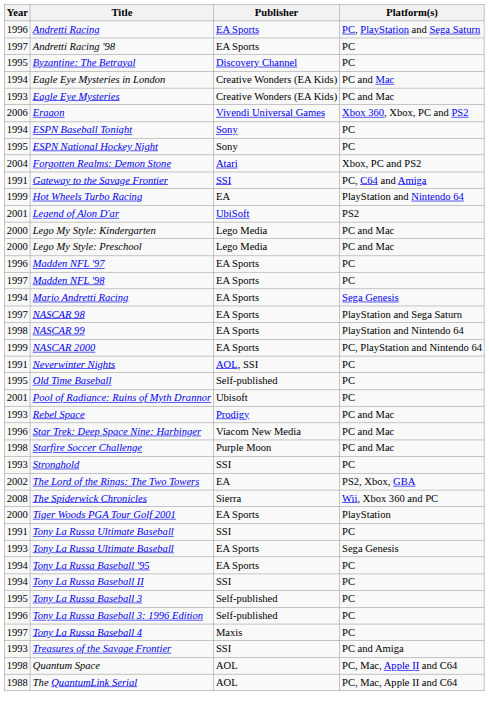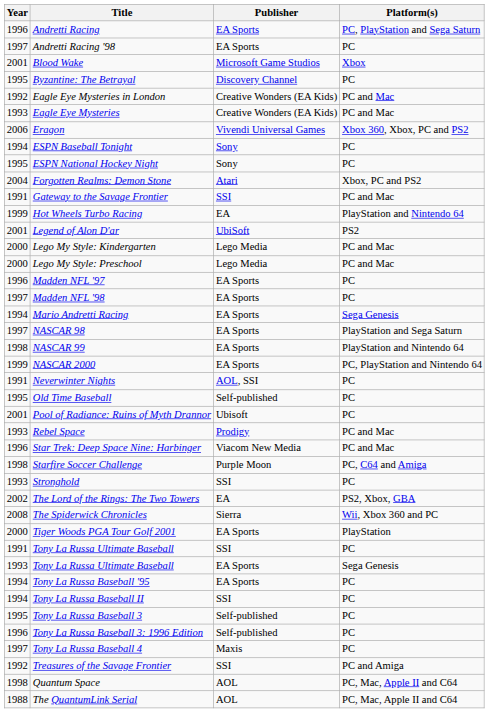+ row: (58, 63)
(17, 79) 1994 -> (17, 96) 1992
(384, 180) PC, C64 and Amiga -> (368, 197) PC and Mac
(368, 448) PC and Mac -> (384, 465) PC, C64 and Amiga
(17, 649) 1993 -> (17, 666) 1992
